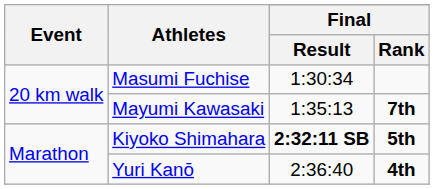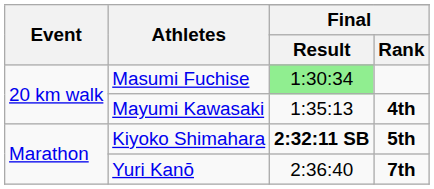(322, 80) no background -> (322, 80) lightgreen background
(401, 109) 7th -> (401, 109) 4th
(401, 169) 4th -> (401, 169) 7th
